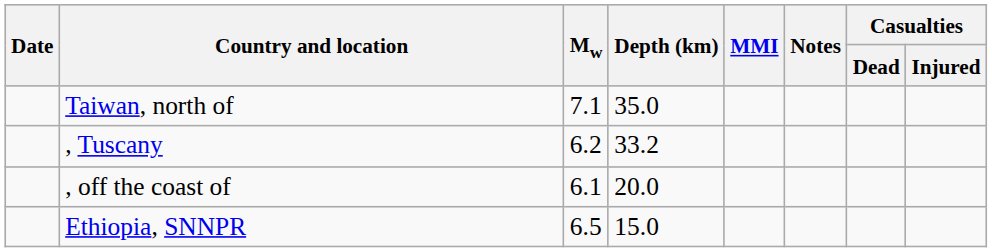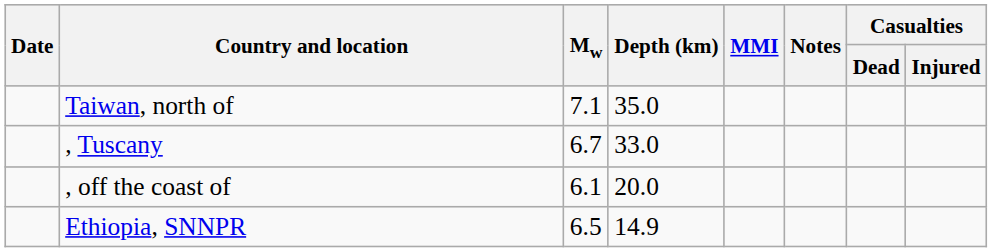(586, 145) 6.2 -> (586, 145) 6.7
(637, 145) 33.2 -> (637, 145) 33.0
(637, 226) 15.0 -> (637, 226) 14.9
